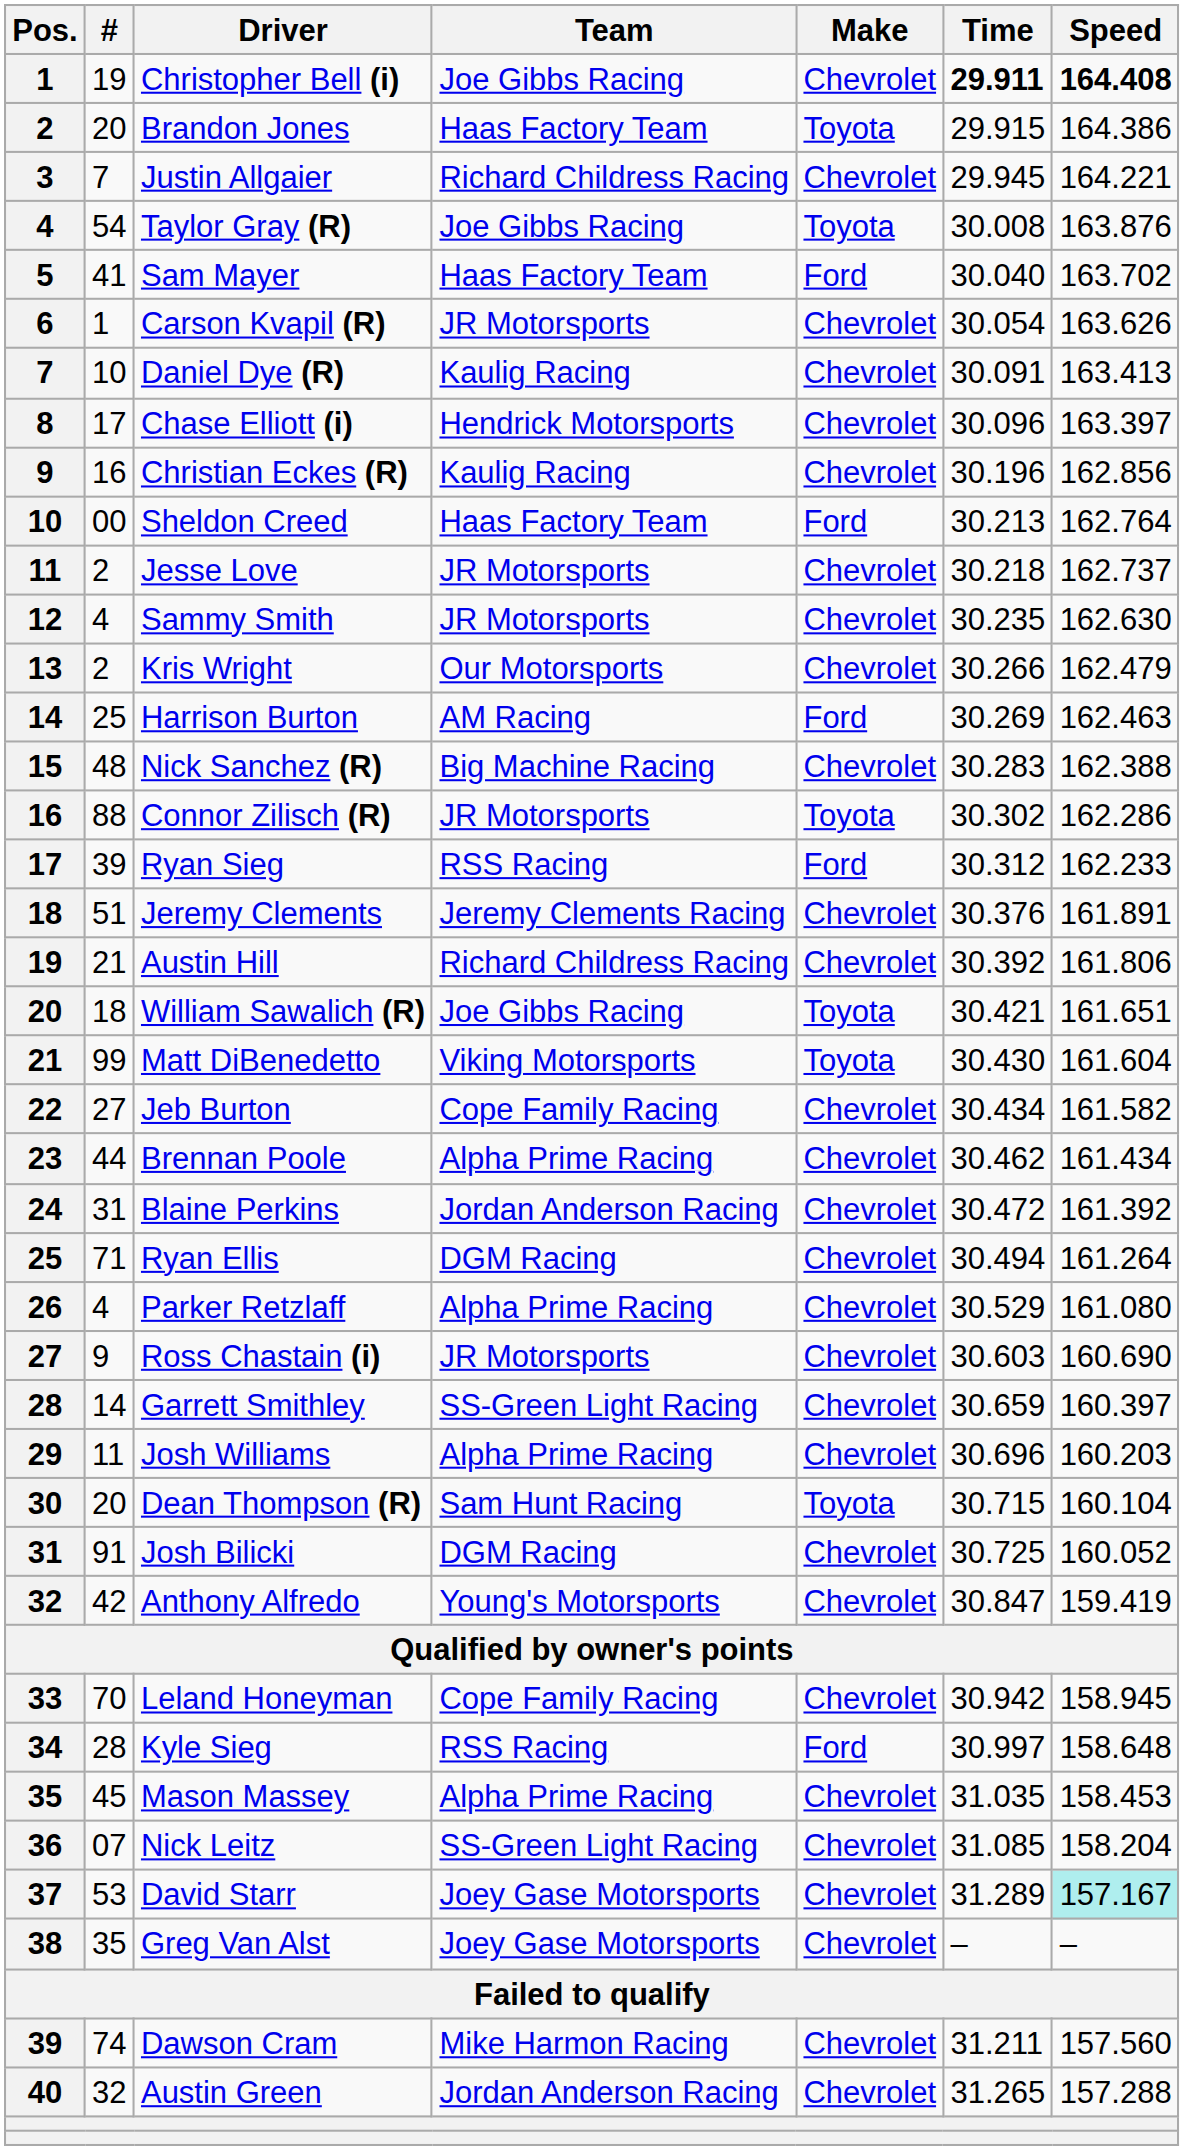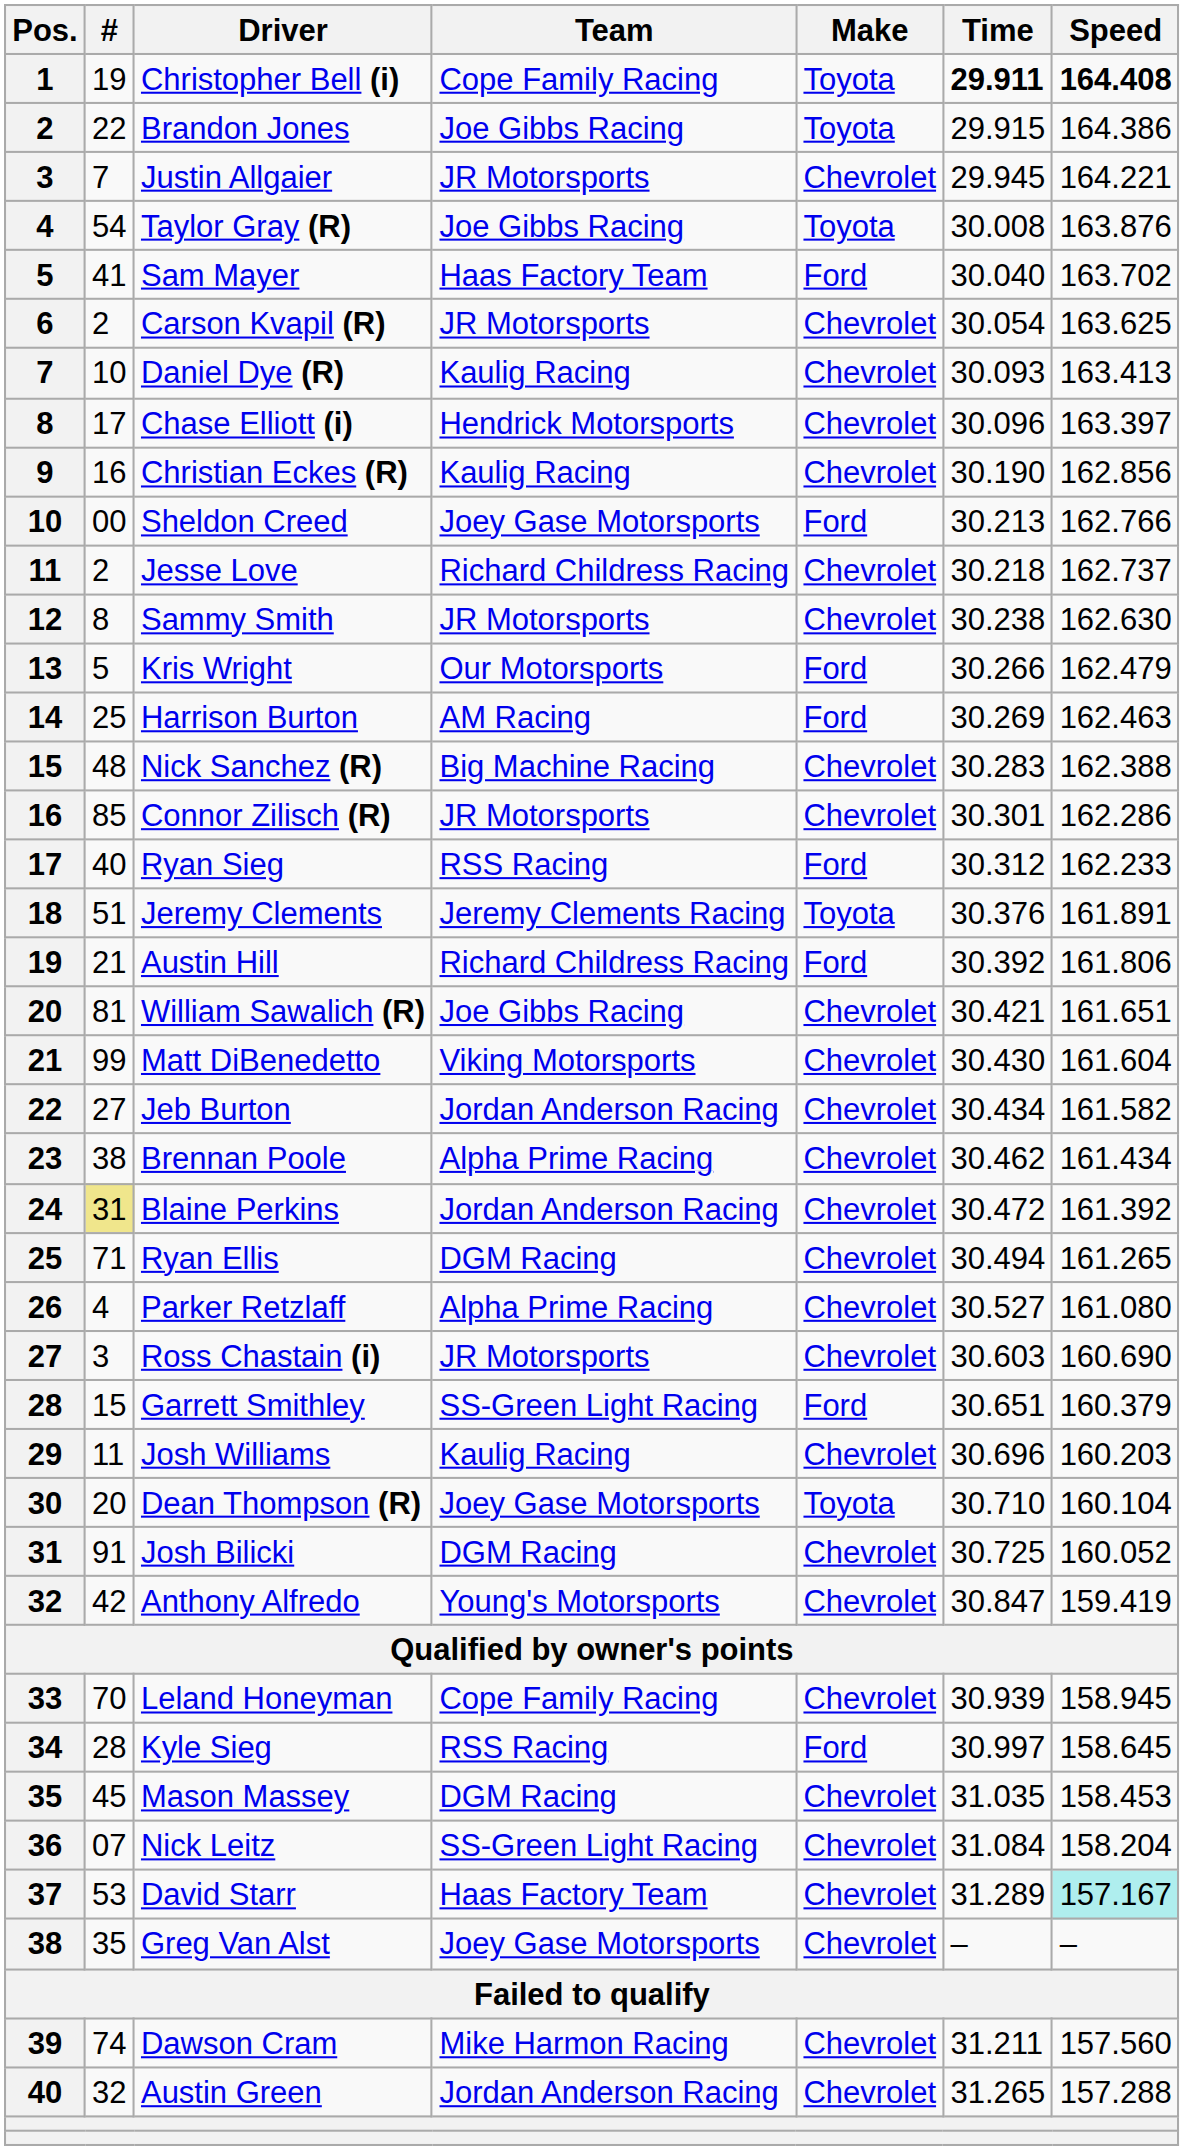(562, 79) Joe Gibbs Racing -> (579, 79) Cope Family Racing
(870, 79) Chevrolet -> (849, 79) Toyota
(109, 128) 20 -> (109, 128) 22
(574, 128) Haas Factory Team -> (562, 128) Joe Gibbs Racing
(614, 177) Richard Childress Racing -> (545, 177) JR Motorsports
(101, 324) 1 -> (101, 324) 2
(1116, 324) 163.626 -> (1116, 324) 163.625
(998, 373) 30.091 -> (998, 373) 30.093
(998, 472) 30.196 -> (998, 472) 30.190
(574, 521) Haas Factory Team -> (600, 521) Joey Gase Motorsports
(1116, 521) 162.764 -> (1116, 521) 162.766
(545, 570) JR Motorsports -> (614, 570) Richard Childress Racing
(101, 619) 4 -> (101, 619) 8
(998, 619) 30.235 -> (998, 619) 30.238
(101, 668) 2 -> (101, 668) 5
(870, 668) Chevrolet -> (835, 668) Ford
(109, 815) 88 -> (109, 815) 85
(849, 815) Toyota -> (870, 815) Chevrolet
(998, 815) 30.302 -> (998, 815) 30.301
(109, 864) 39 -> (109, 864) 40
(870, 913) Chevrolet -> (849, 913) Toyota
(870, 962) Chevrolet -> (835, 962) Ford
(109, 1012) 18 -> (109, 1012) 81
(849, 1012) Toyota -> (870, 1012) Chevrolet
(849, 1061) Toyota -> (870, 1061) Chevrolet
(579, 1110) Cope Family Racing -> (609, 1110) Jordan Anderson Racing
(109, 1159) 44 -> (109, 1159) 38
(109, 1208) no background -> (109, 1208) khaki background
(1116, 1257) 161.264 -> (1116, 1257) 161.265
(998, 1306) 30.529 -> (998, 1306) 30.527
(101, 1355) 9 -> (101, 1355) 3
(109, 1404) 14 -> (109, 1404) 15
(870, 1404) Chevrolet -> (835, 1404) Ford
(998, 1404) 30.659 -> (998, 1404) 30.651
(1116, 1404) 160.397 -> (1116, 1404) 160.379
(576, 1453) Alpha Prime Racing -> (535, 1453) Kaulig Racing
(561, 1502) Sam Hunt Racing -> (600, 1502) Joey Gase Motorsports
(998, 1502) 30.715 -> (998, 1502) 30.710
(998, 1699) 30.942 -> (998, 1699) 30.939
(1116, 1748) 158.648 -> (1116, 1748) 158.645
(576, 1797) Alpha Prime Racing -> (528, 1797) DGM Racing
(998, 1846) 31.085 -> (998, 1846) 31.084
(600, 1895) Joey Gase Motorsports -> (574, 1895) Haas Factory Team
